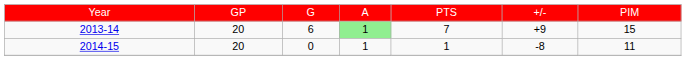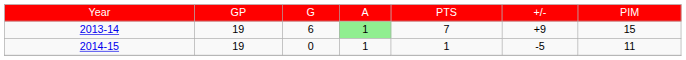(238, 30) 20 -> (238, 30) 19
(238, 47) 20 -> (238, 47) 19
(540, 47) -8 -> (540, 47) -5
